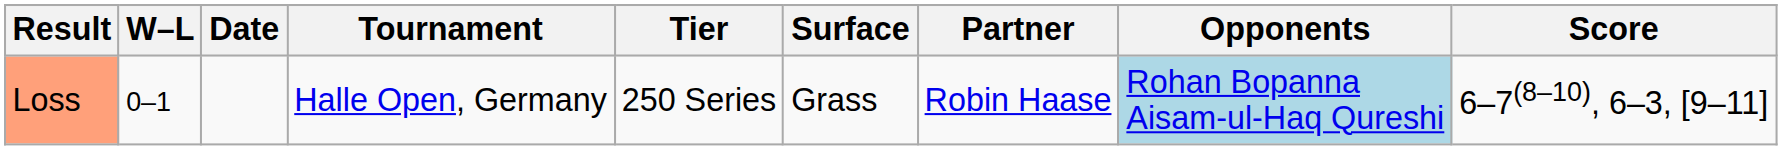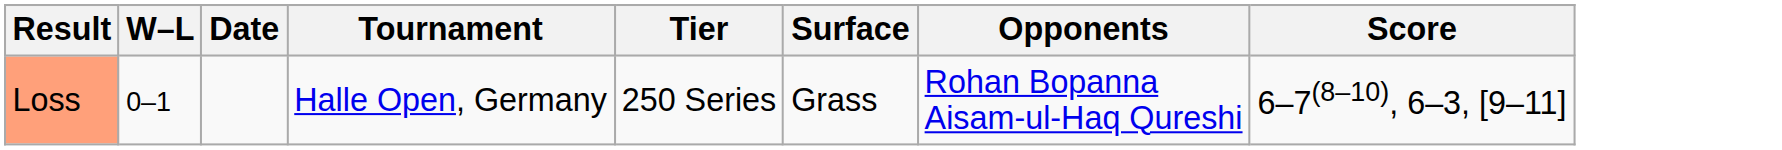- column: (1018, 30)
(1285, 99) lightblue background -> (1084, 99) no background
